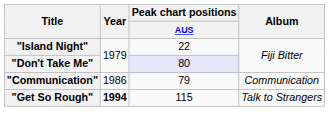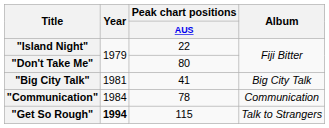(184, 64) lavender background -> (184, 64) no background
+ row: (52, 81)
(115, 81) 1986 -> (115, 98) 1984
(184, 81) 79 -> (184, 98) 78
